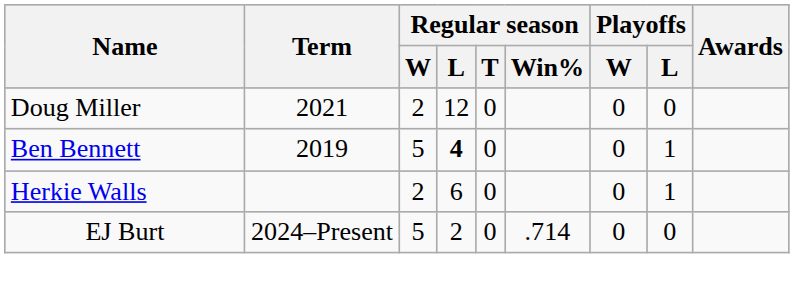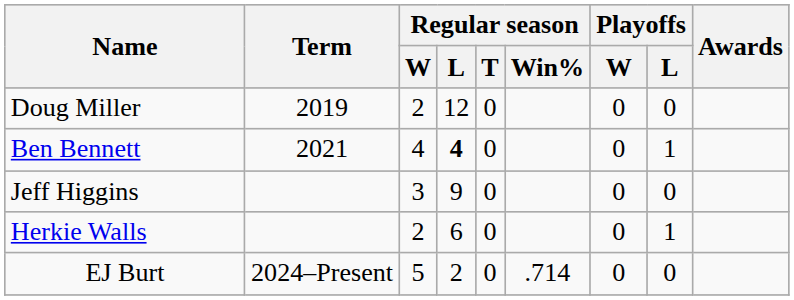(322, 107) 2021 -> (322, 107) 2019
(322, 149) 2019 -> (322, 149) 2021
(418, 149) 5 -> (418, 149) 4
+ row: (75, 190)
